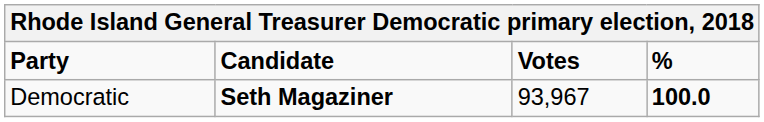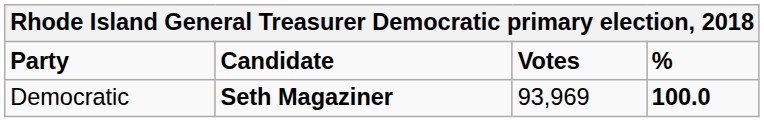(554, 97) 93,967 -> (554, 97) 93,969
